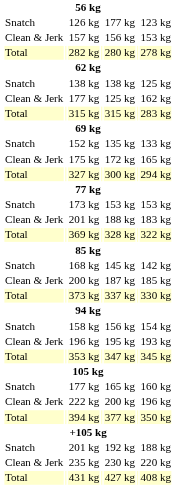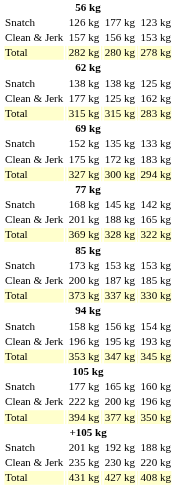(156, 159) 165 kg -> (156, 159) 183 kg
rows swapped: (20, 265) <-> (20, 204)
(156, 219) 183 kg -> (156, 219) 165 kg
